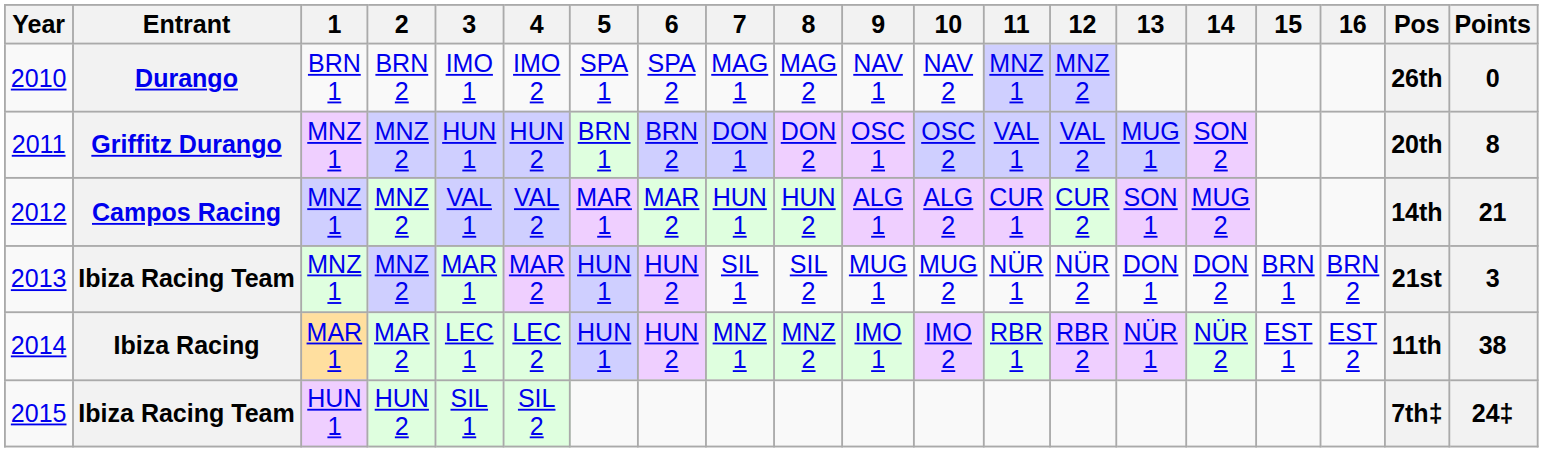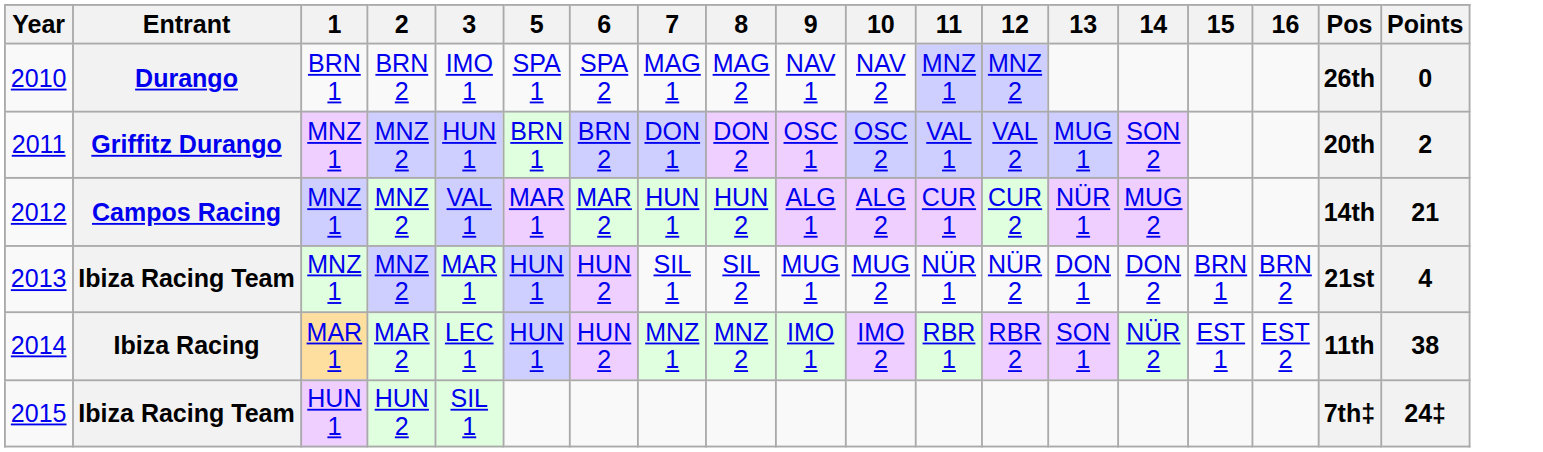- column: (537, 24)
(1493, 145) 8 -> (1425, 145) 2
(1151, 212) SON 1 -> (1083, 212) NÜR 1
(1493, 279) 3 -> (1425, 279) 4
(1151, 346) NÜR 1 -> (1083, 346) SON 1
